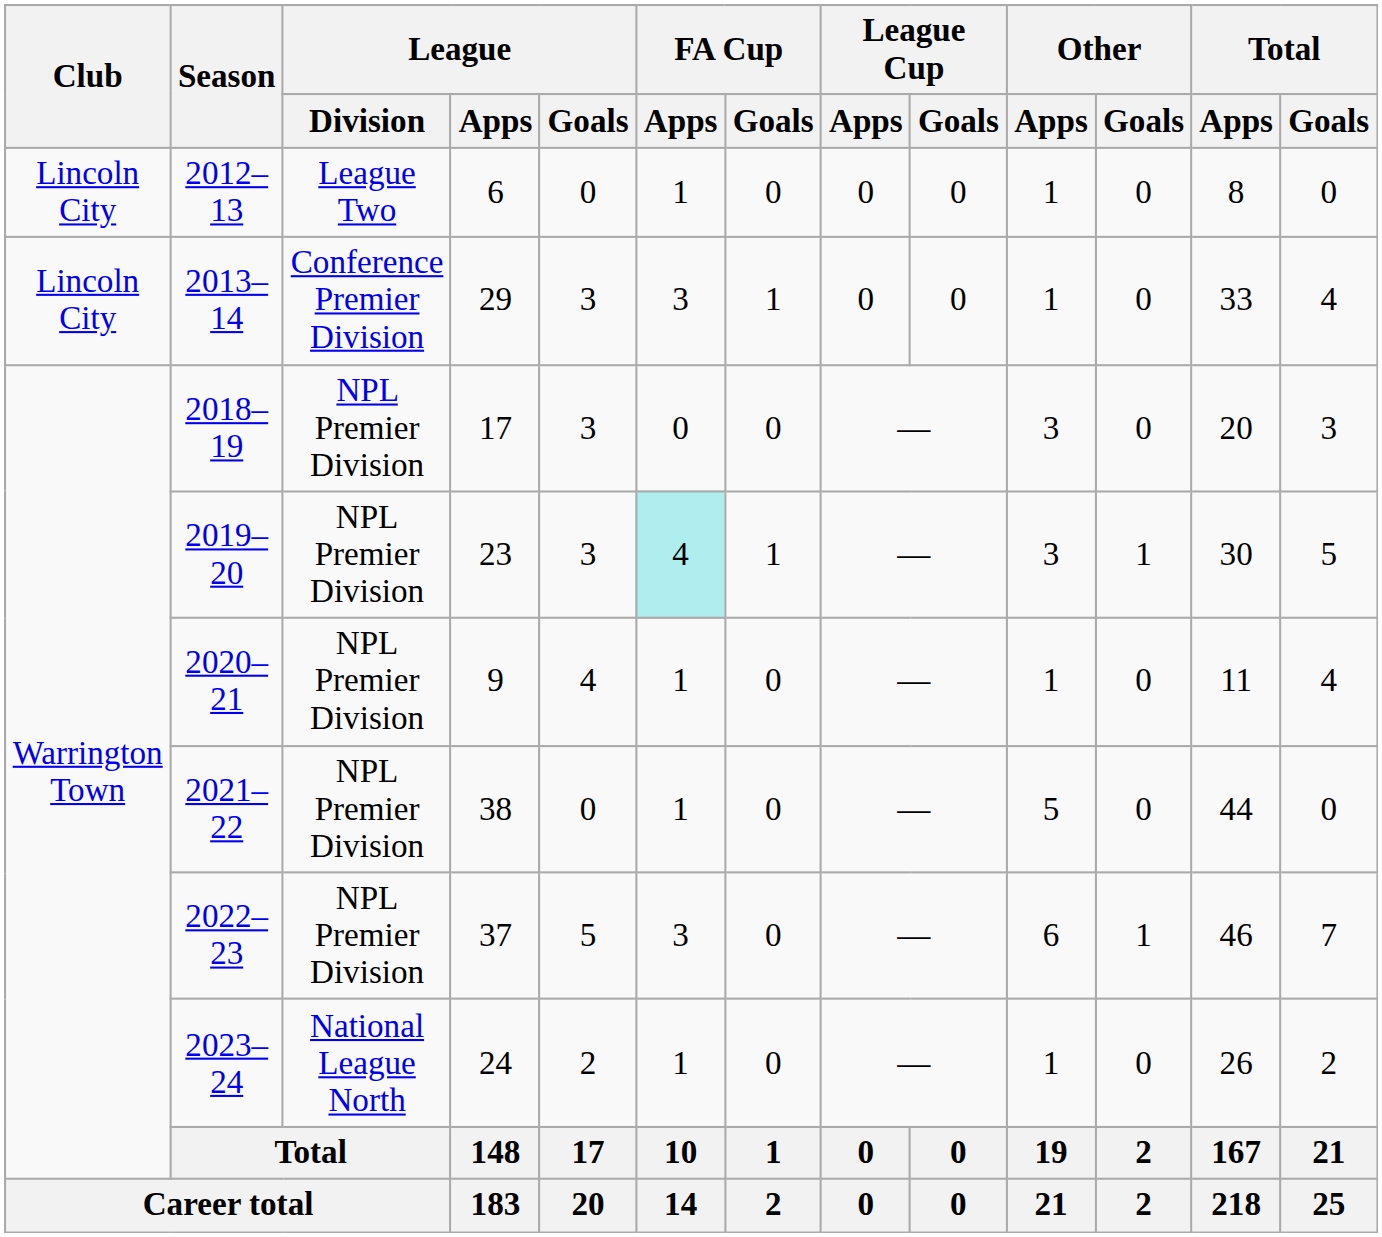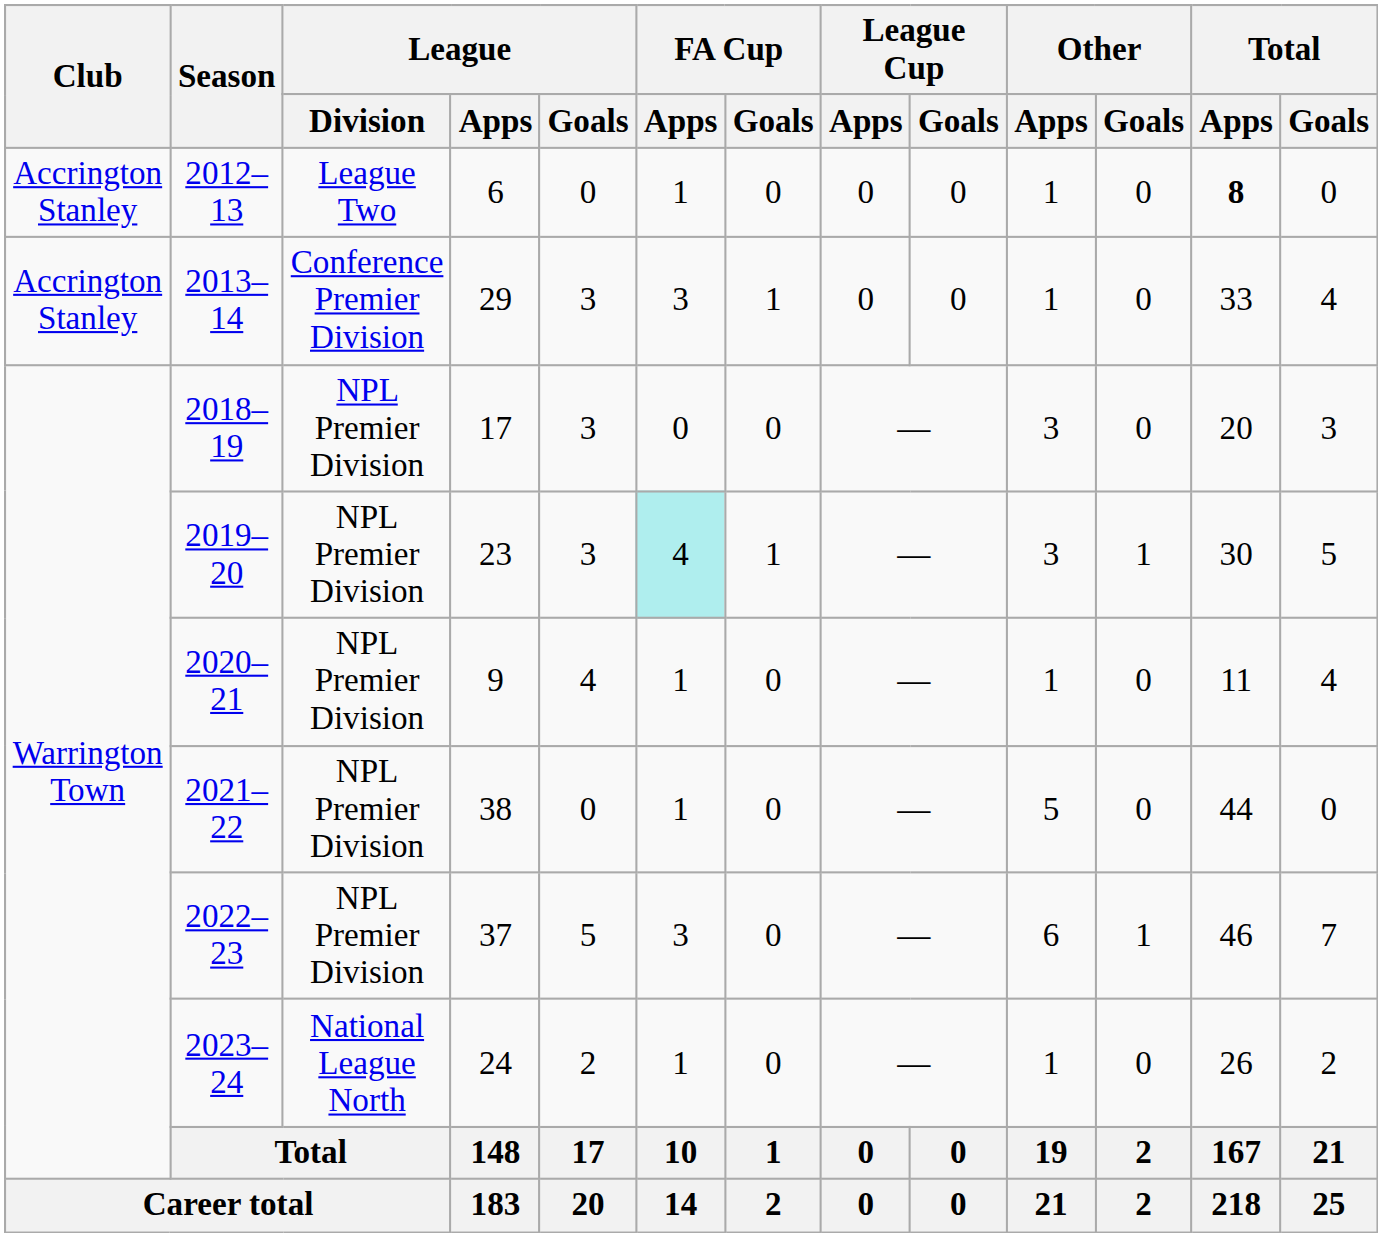(88, 191) Lincoln City -> (88, 191) Accrington Stanley
(1236, 191) normal -> (1236, 191) bold
(88, 300) Lincoln City -> (88, 300) Accrington Stanley
